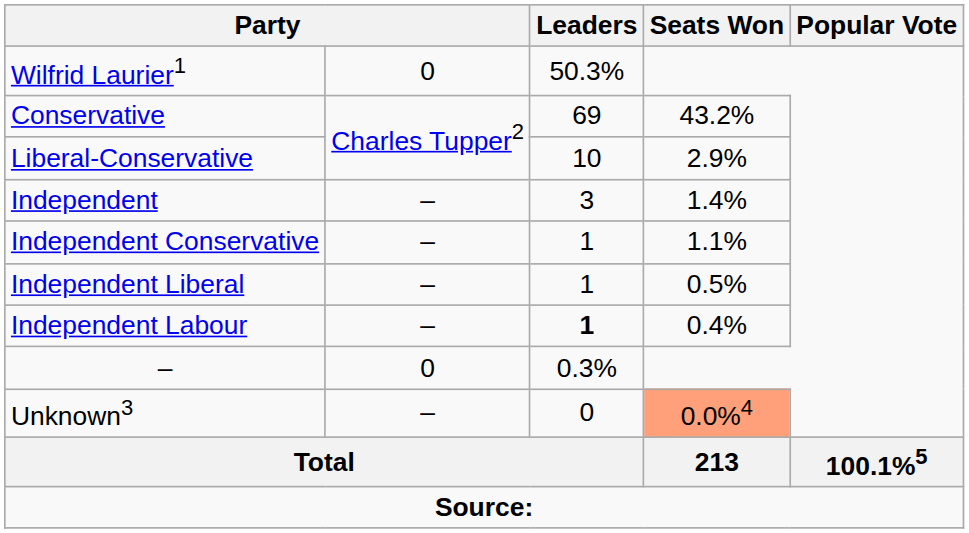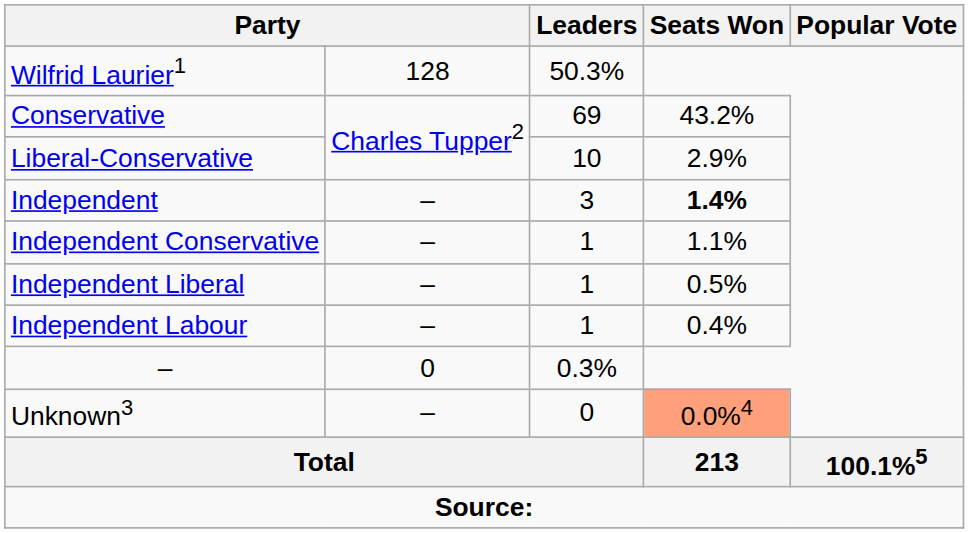(428, 70) 0 -> (428, 70) 128
(717, 200) normal -> (717, 200) bold
(587, 325) bold -> (587, 325) normal
